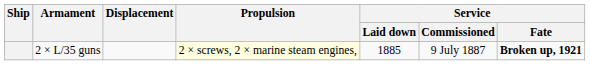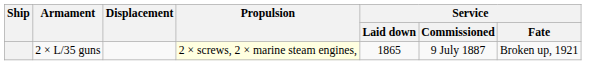(389, 50) 1885 -> (389, 50) 1865
(541, 50) bold -> (539, 50) normal
